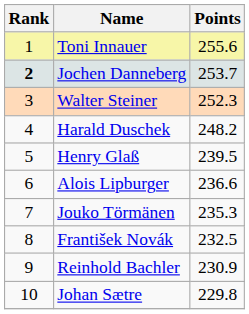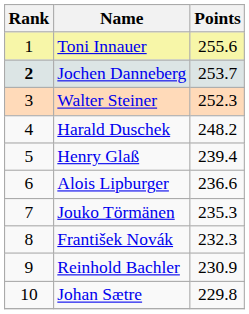(218, 156) 239.5 -> (218, 156) 239.4
(218, 239) 232.5 -> (218, 239) 232.3
